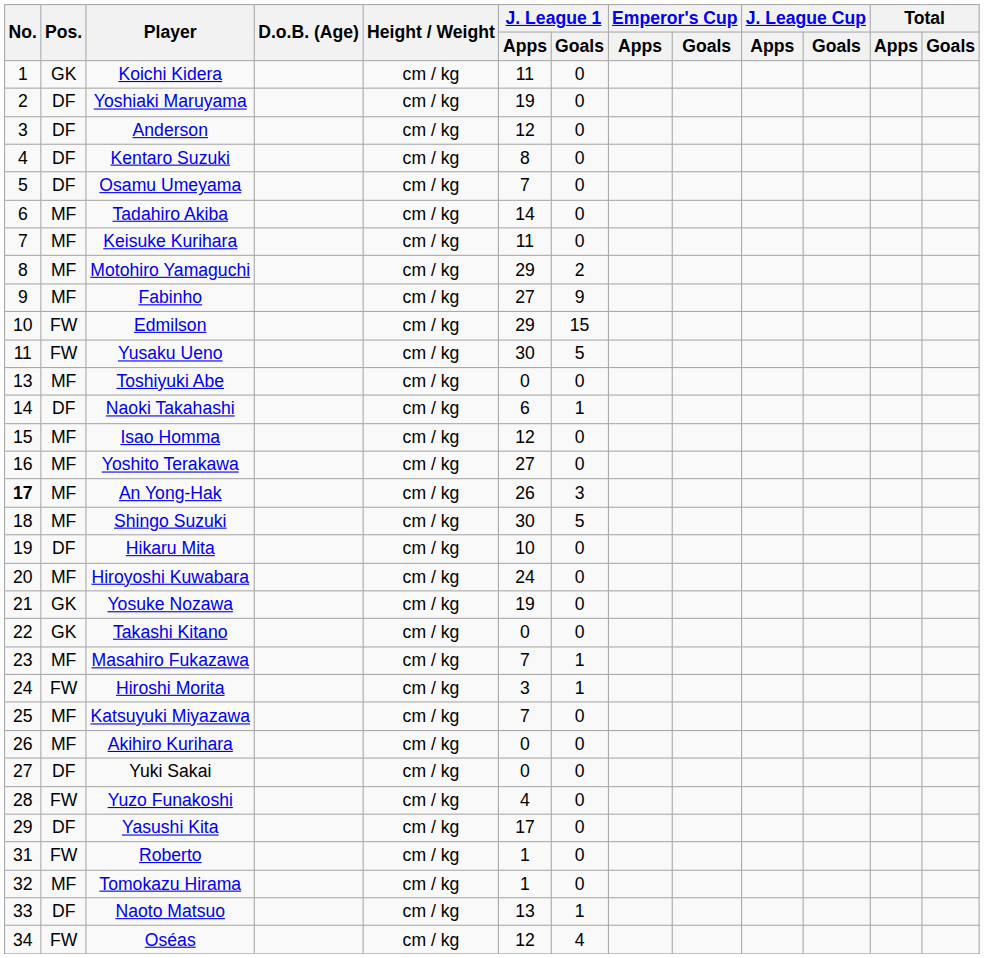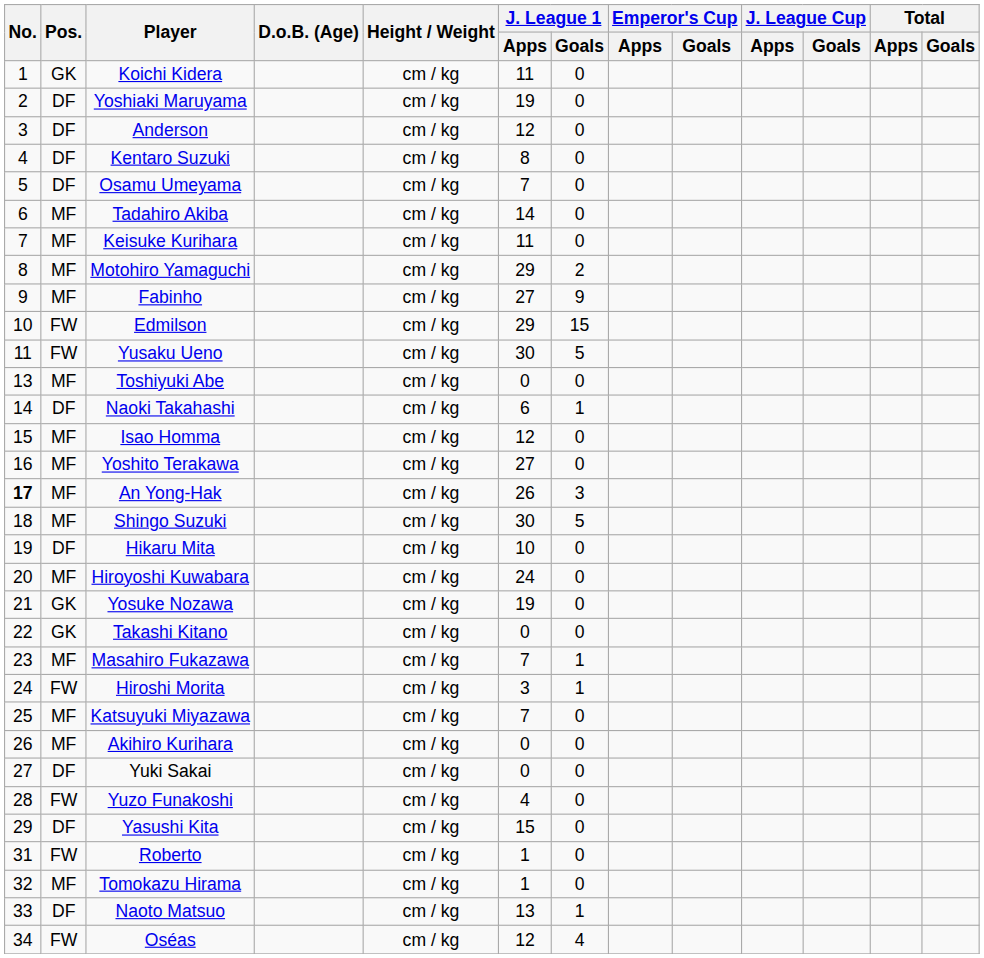(525, 827) 17 -> (525, 827) 15
